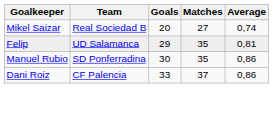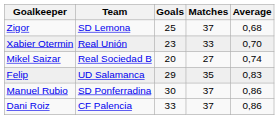+ row: (18, 28)
+ row: (40, 43)
(247, 43) 0,81 -> (252, 75) 0,83
(203, 59) 35 -> (208, 91) 37
